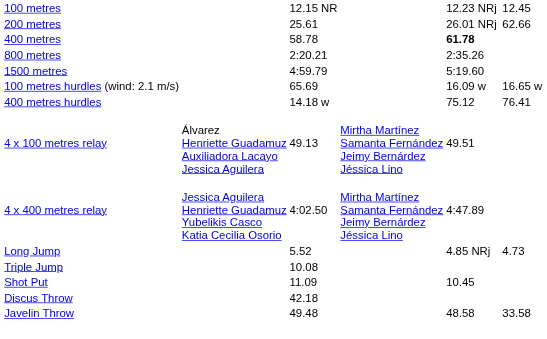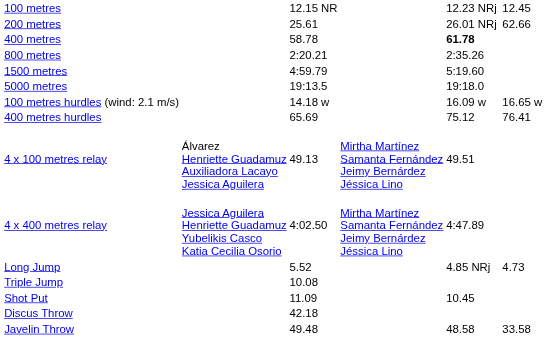+ row: (36, 86)
(304, 86) 65.69 -> (309, 102) 14.18 w
(309, 102) 14.18 w -> (304, 118) 65.69
